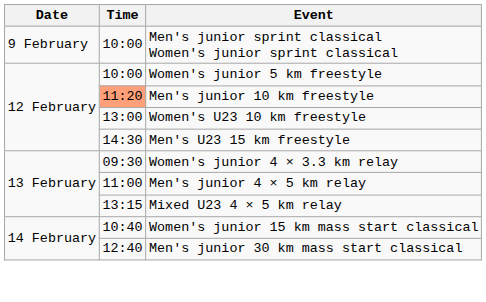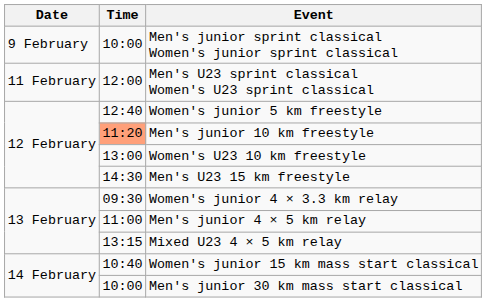+ row: (262, 82)
(123, 75) 10:00 -> (123, 112) 12:40
(123, 249) 12:40 -> (123, 286) 10:00
